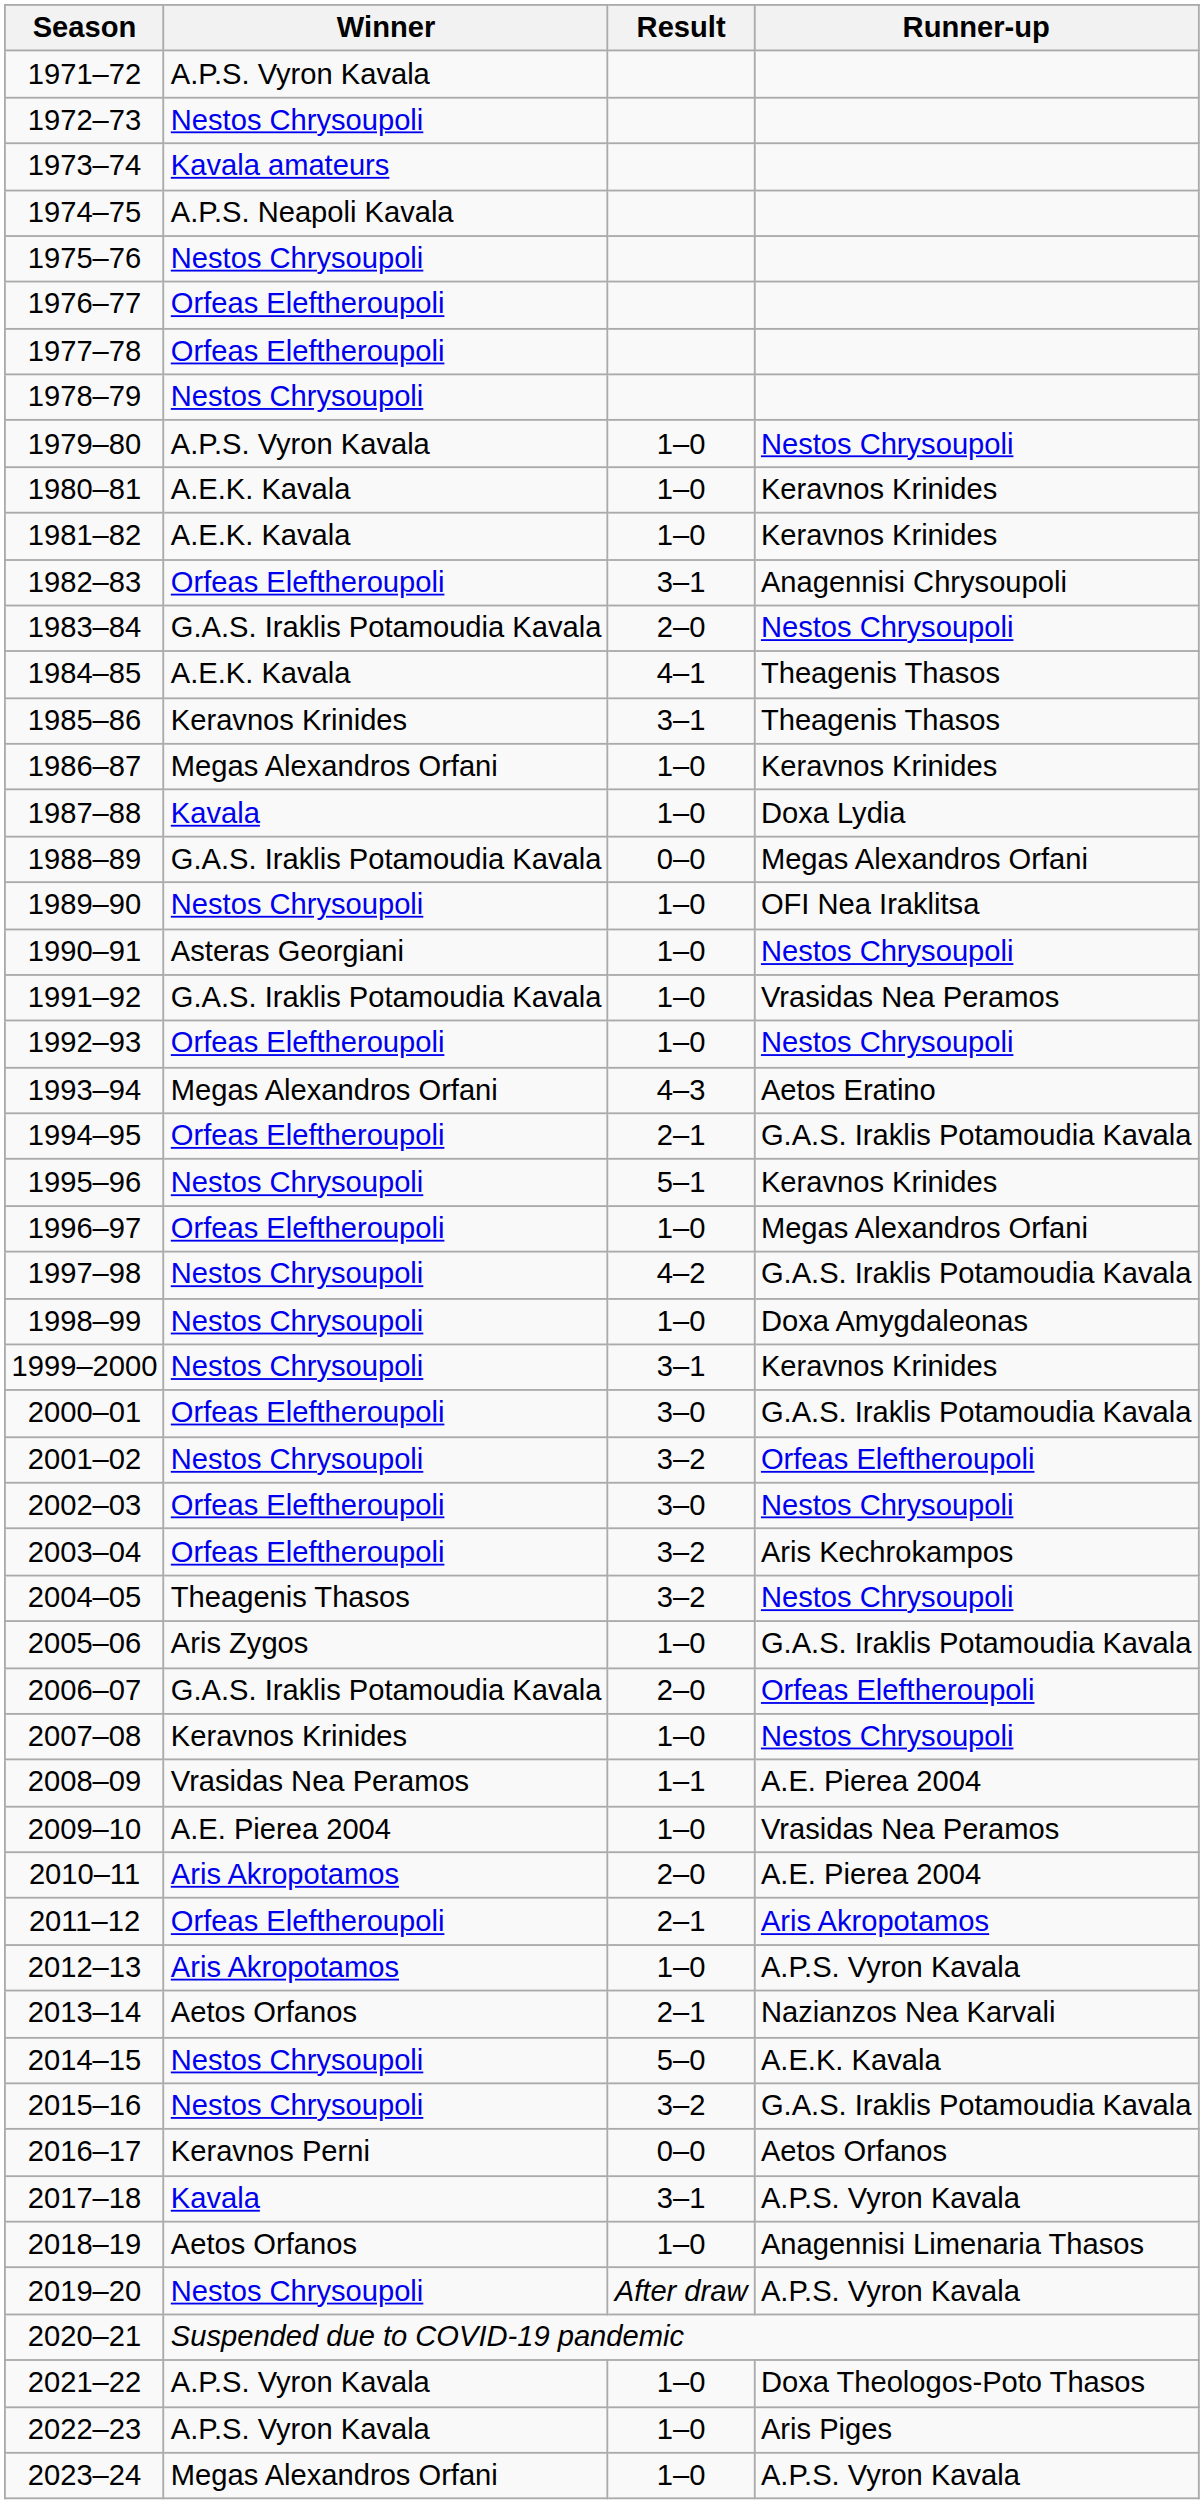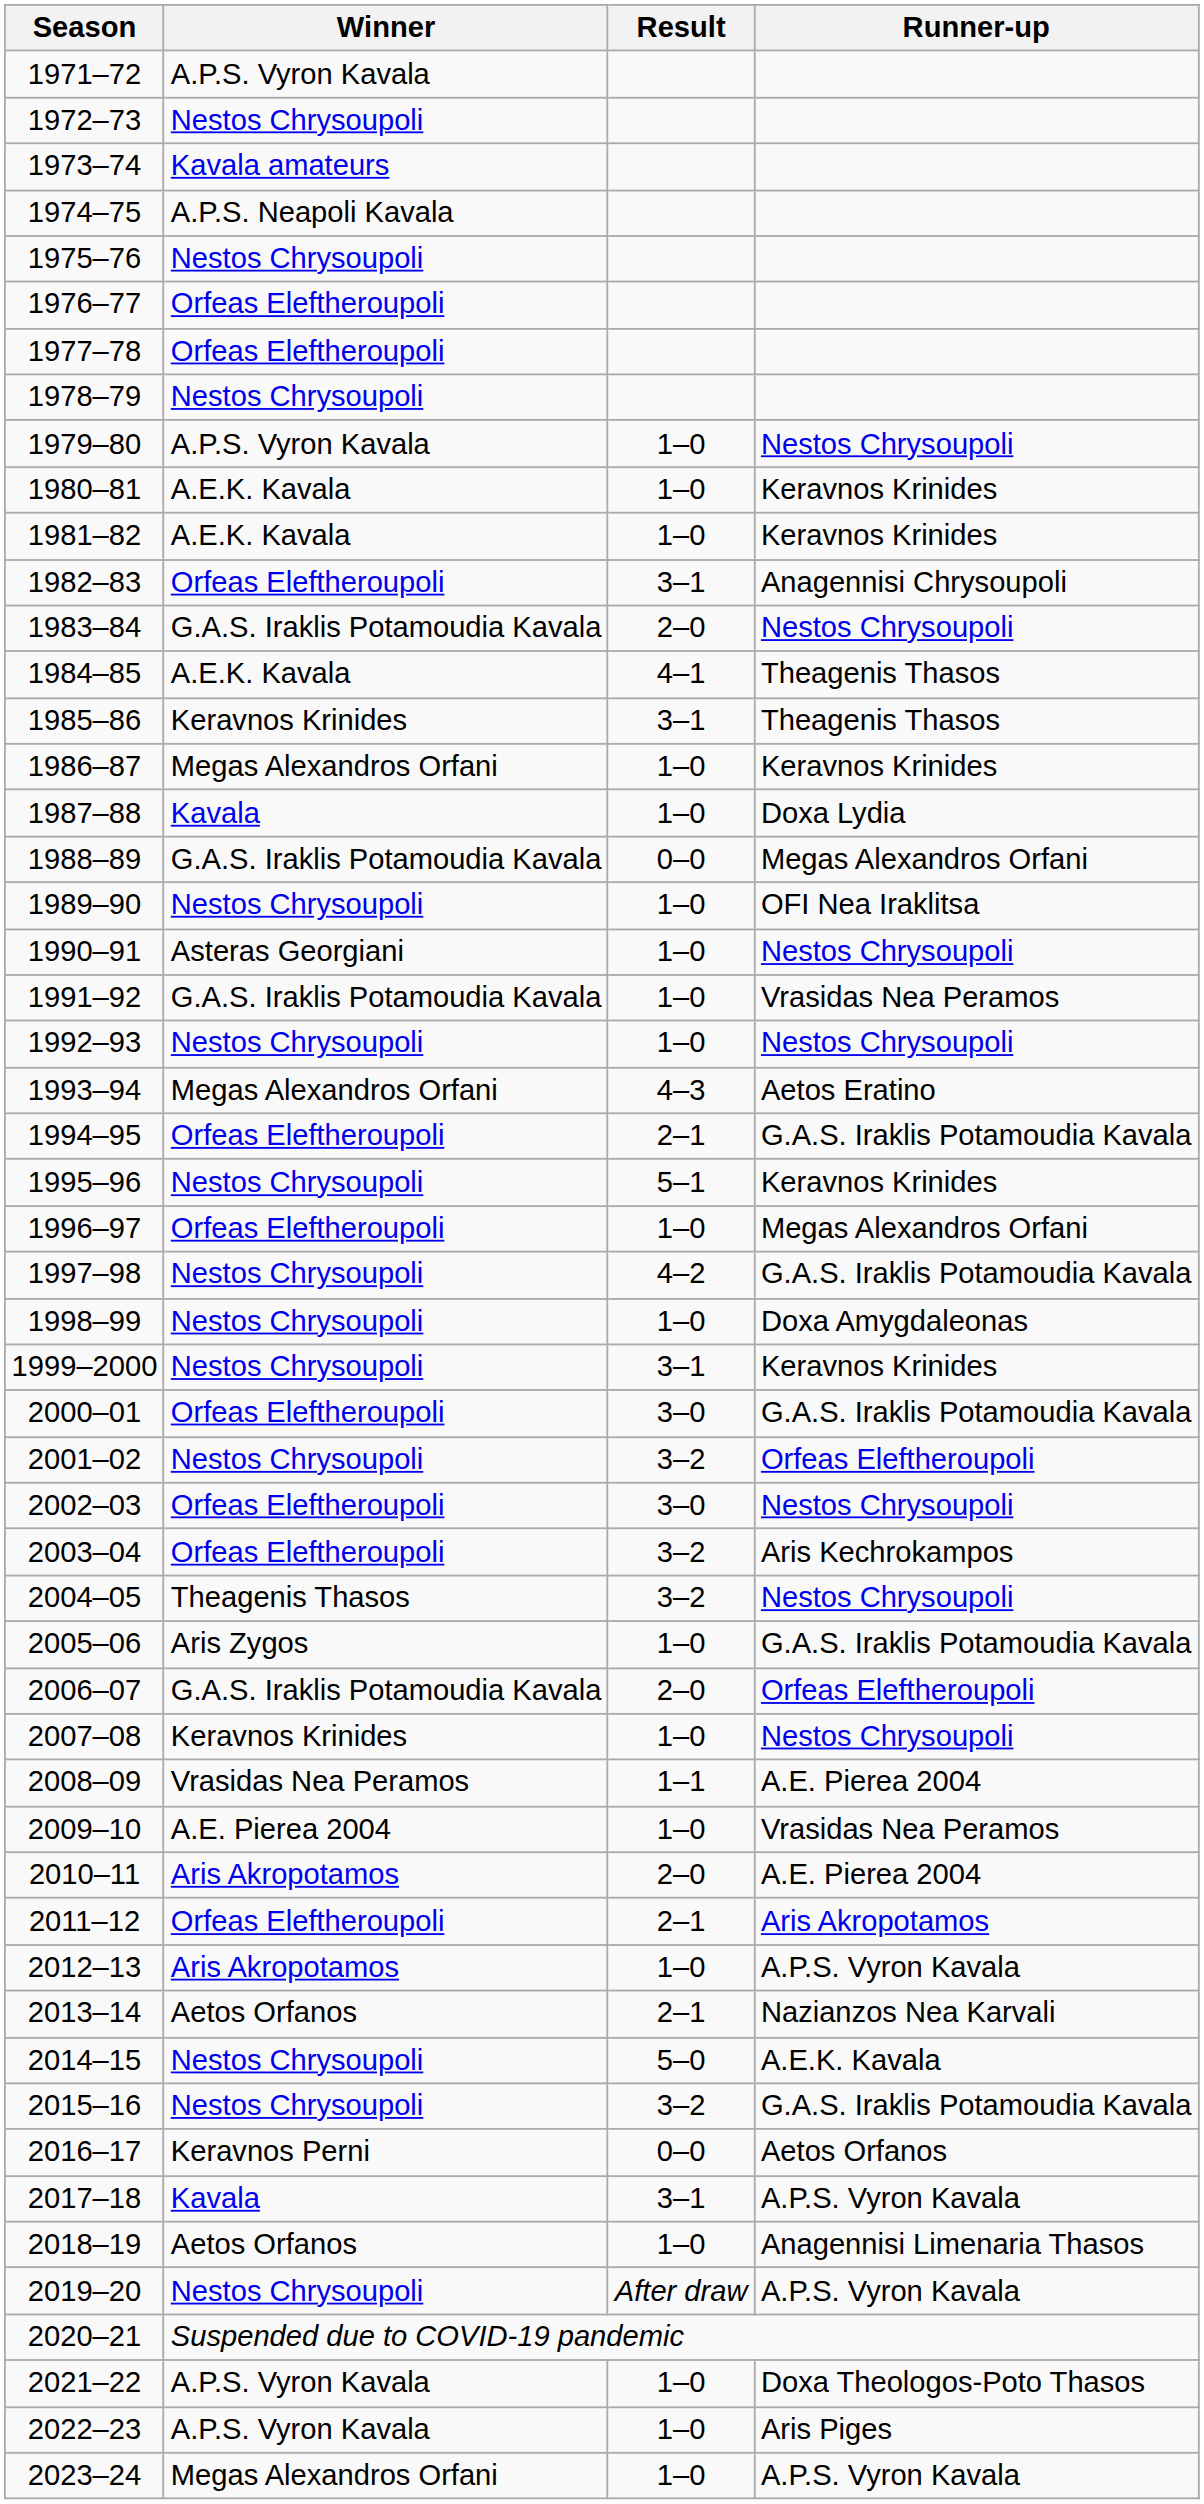(308, 1043) Orfeas Eleftheroupoli -> (297, 1043) Nestos Chrysoupoli
